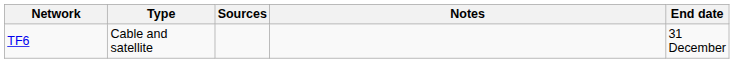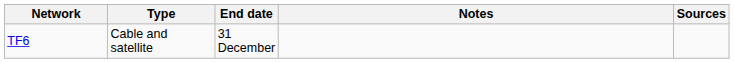columns swapped: (697, 14) <-> (242, 14)
